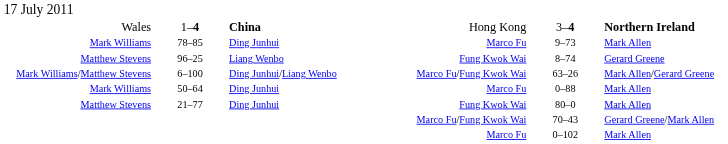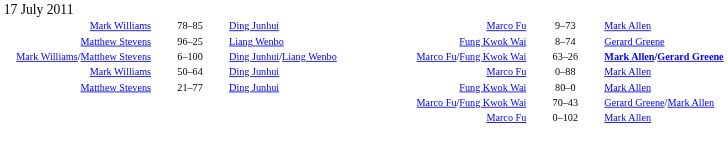- row: (190, 27)
(659, 74) normal -> (664, 57) bold
